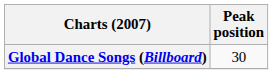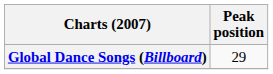(239, 56) 30 -> (239, 56) 29
